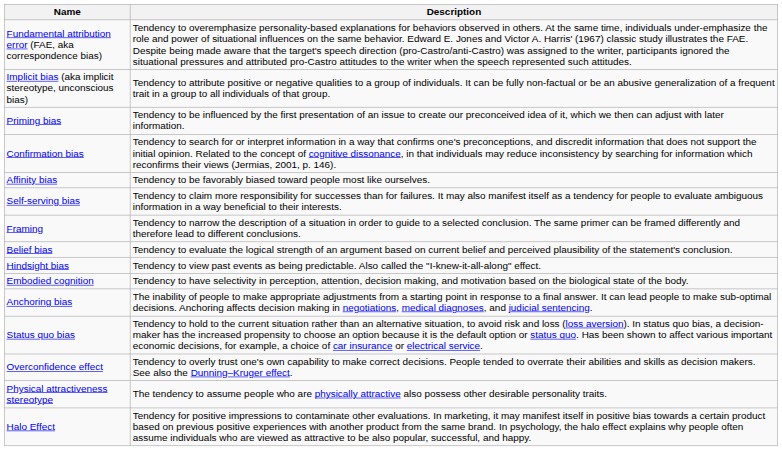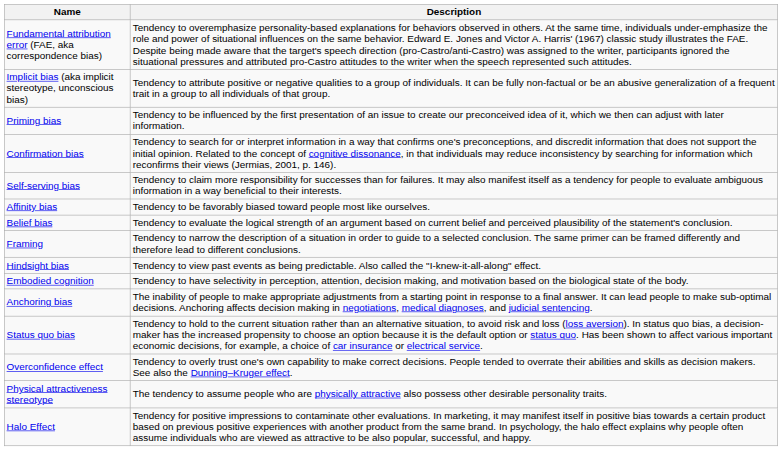rows swapped: (32, 180) <-> (43, 201)
rows swapped: (29, 249) <-> (25, 228)
